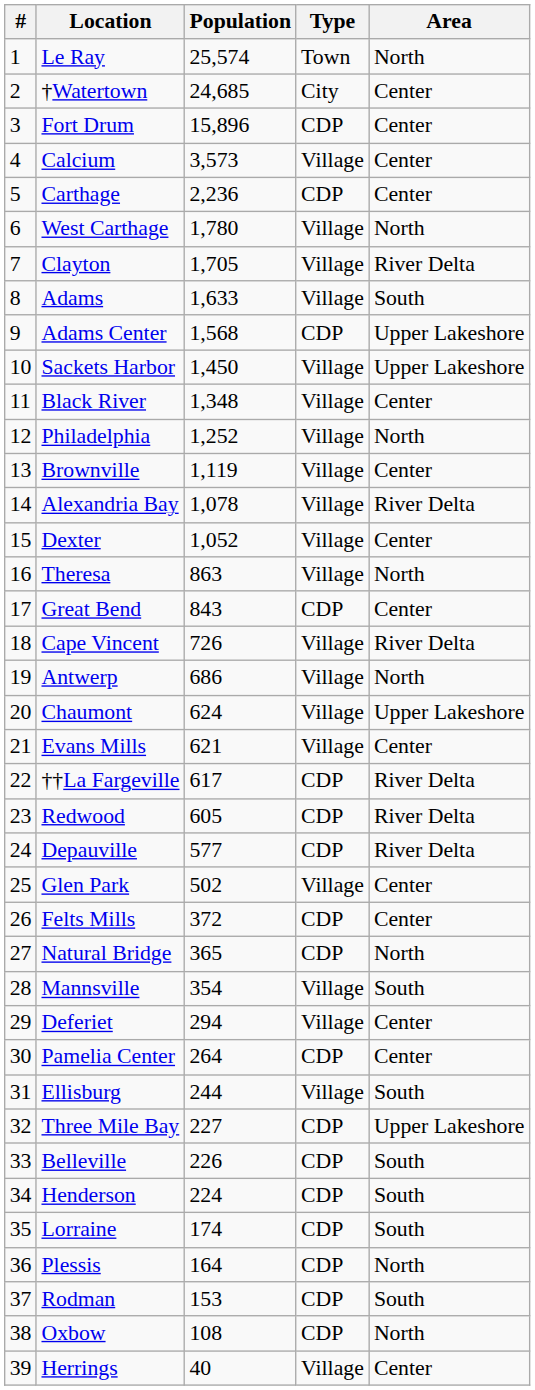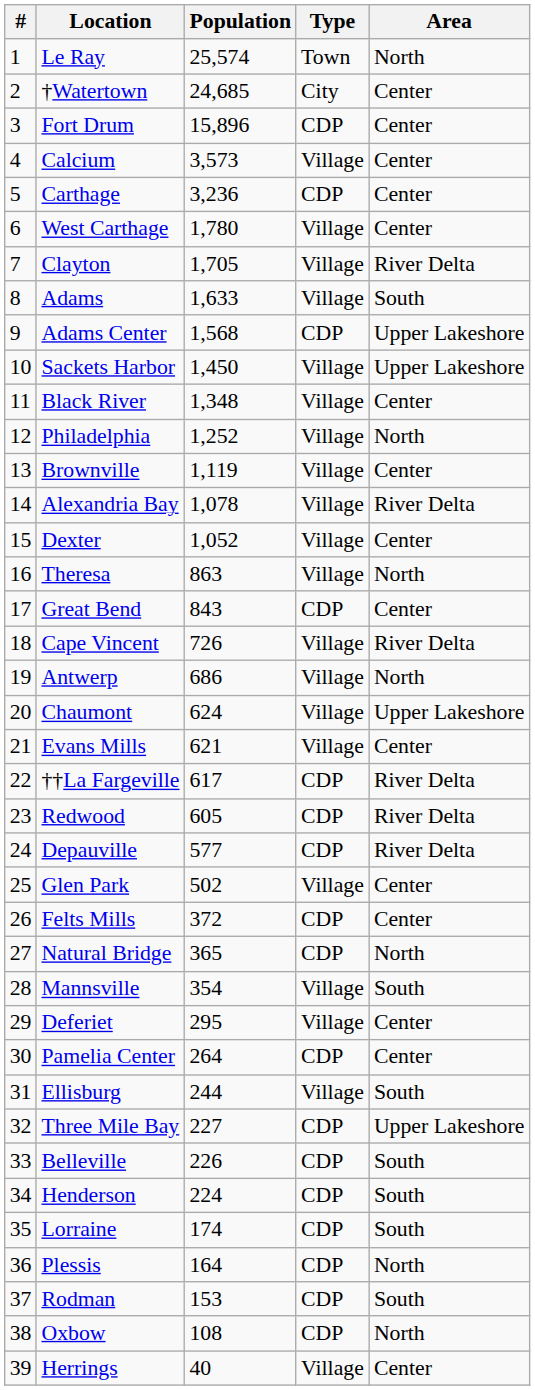(214, 194) 2,236 -> (214, 194) 3,236
(399, 228) North -> (403, 228) Center
(206, 1022) 294 -> (206, 1022) 295
